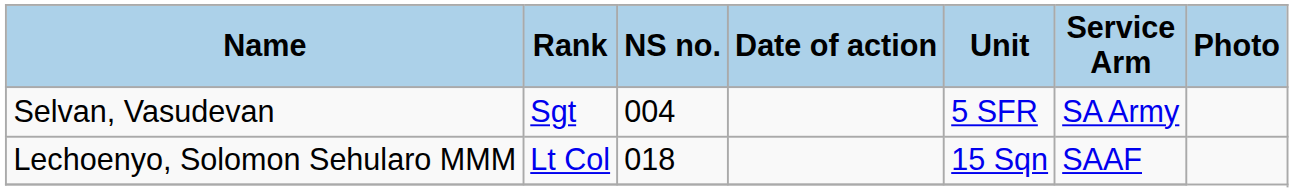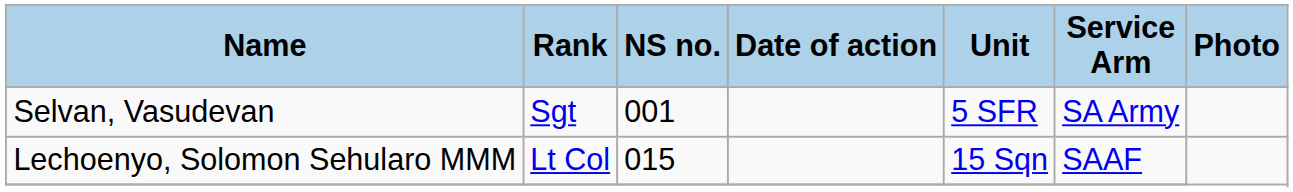(650, 111) 004 -> (650, 111) 001
(650, 160) 018 -> (650, 160) 015
